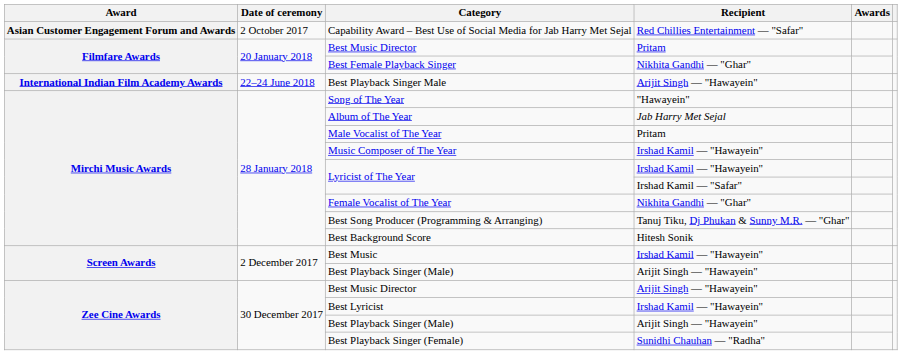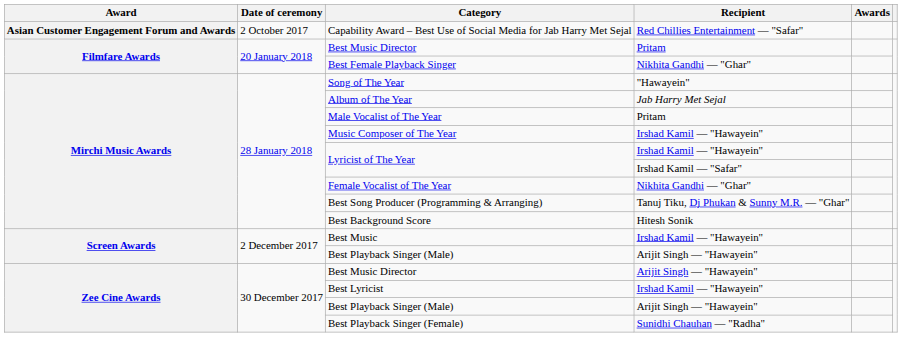- row: (121, 82)
